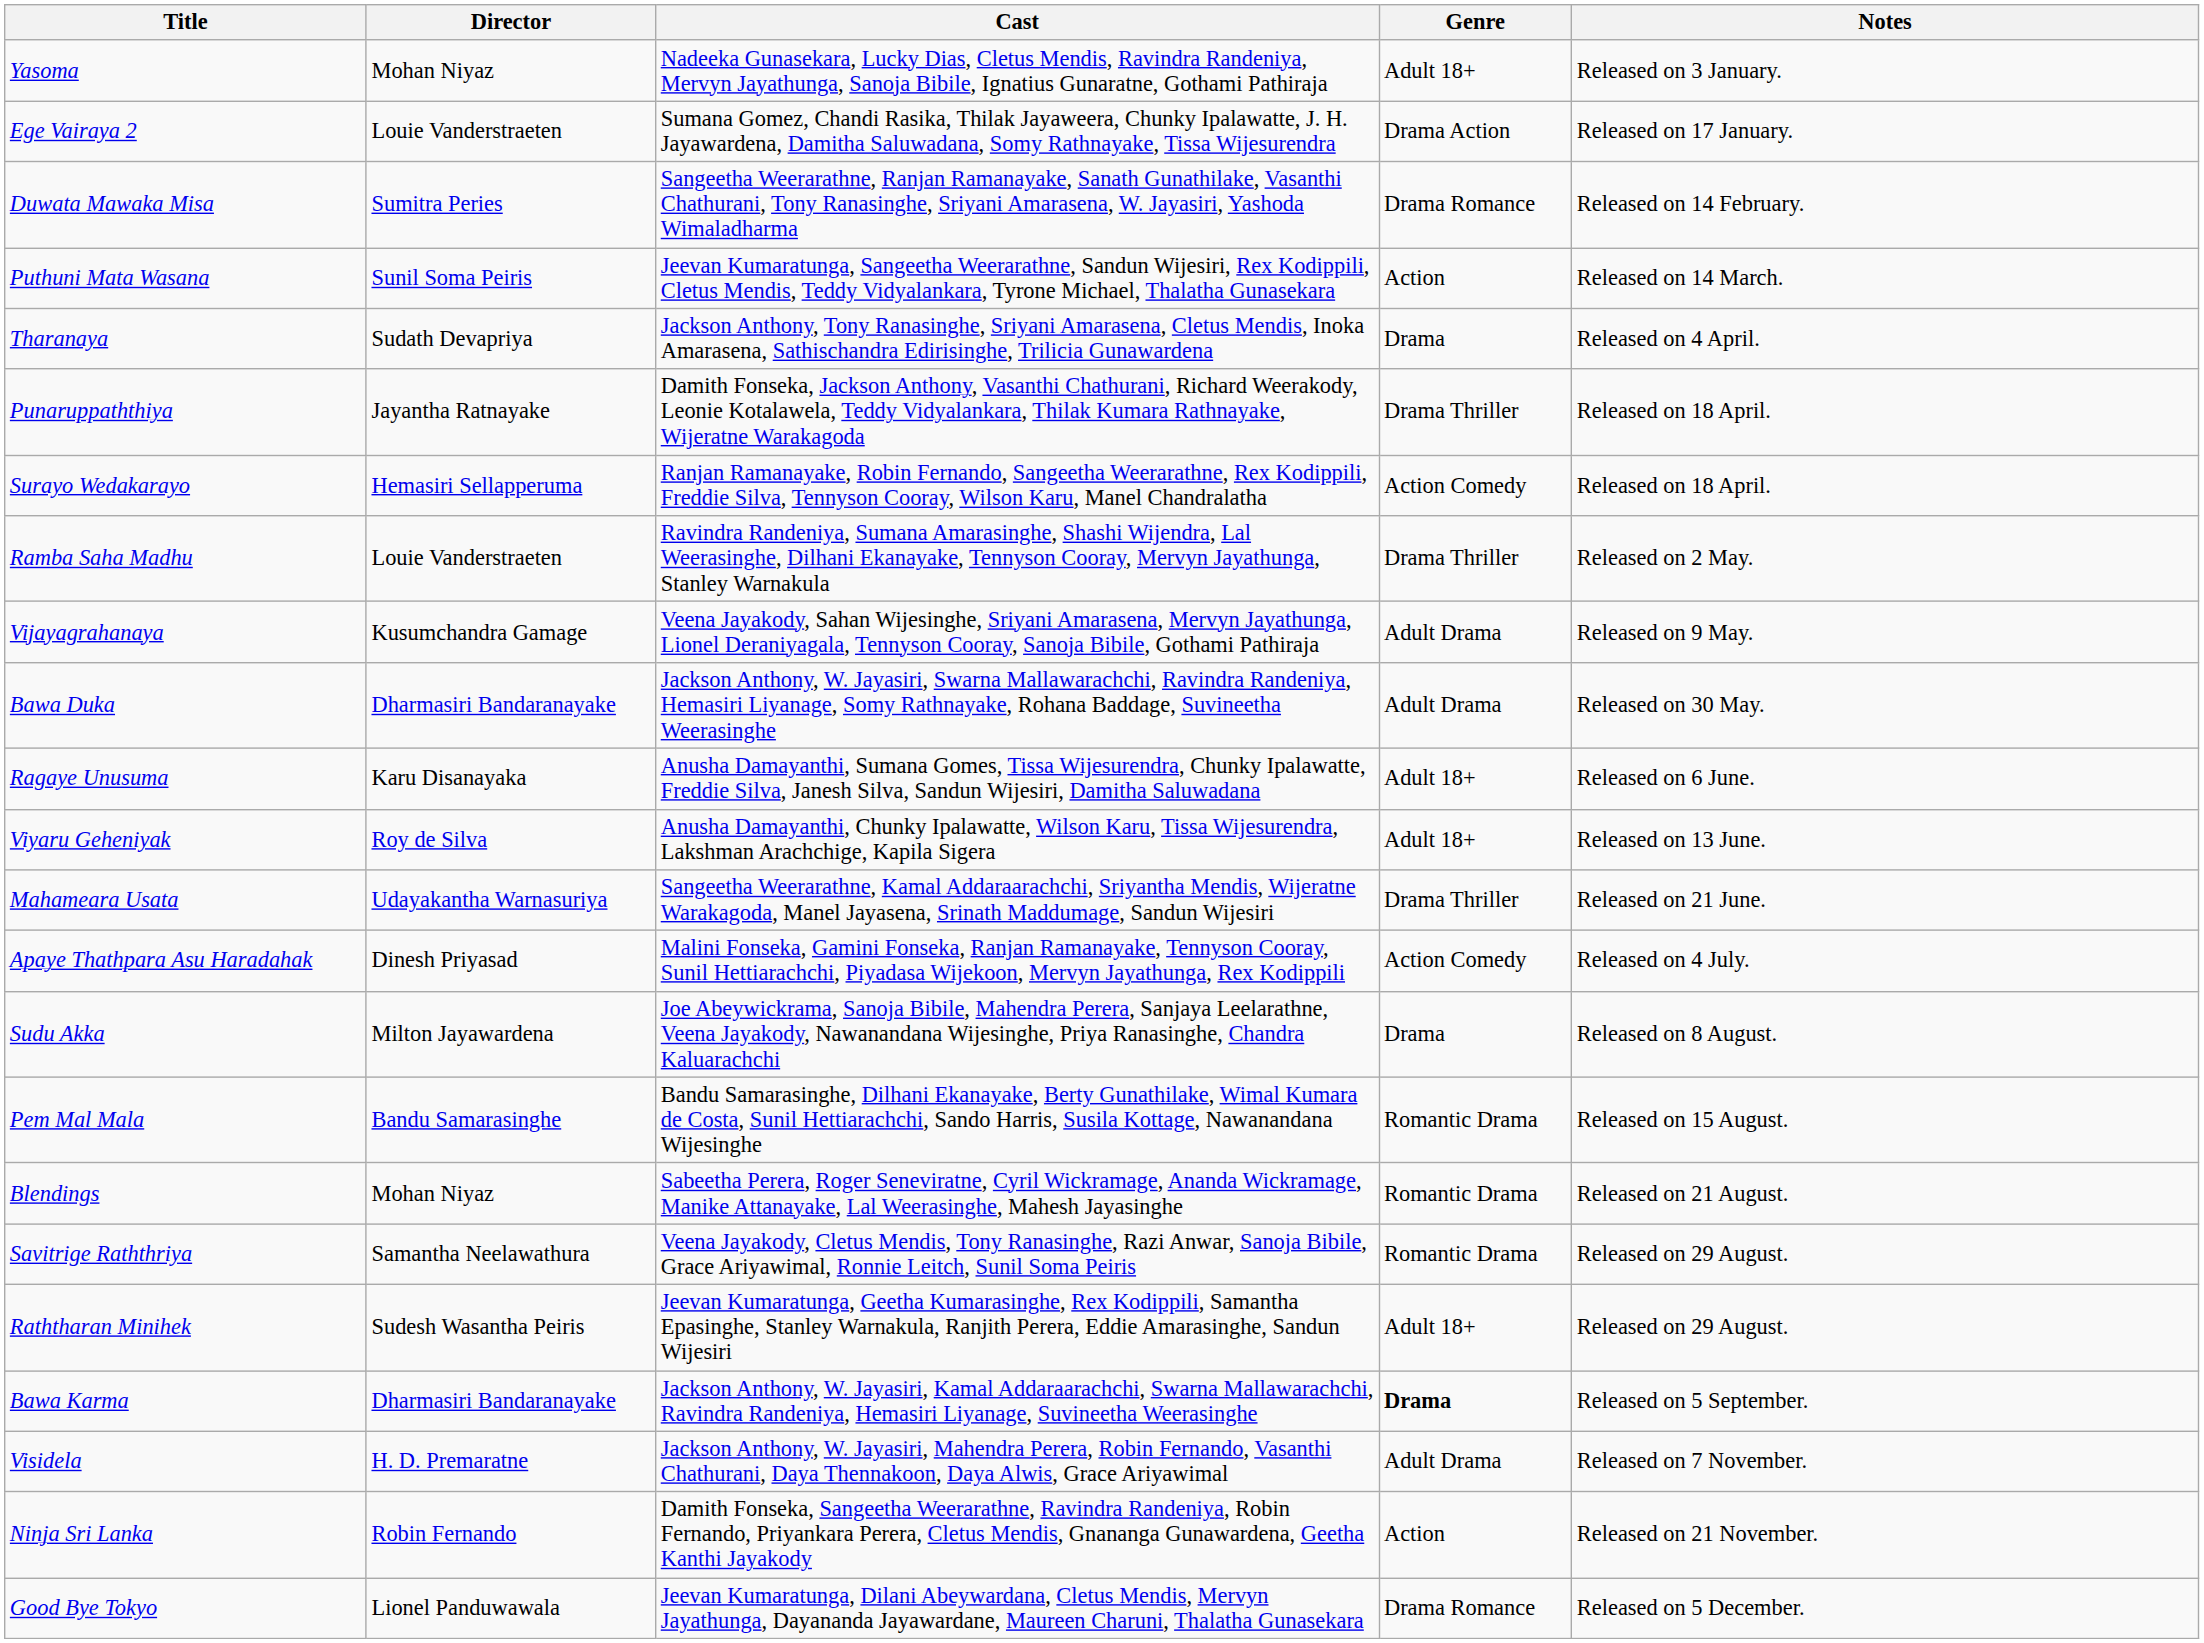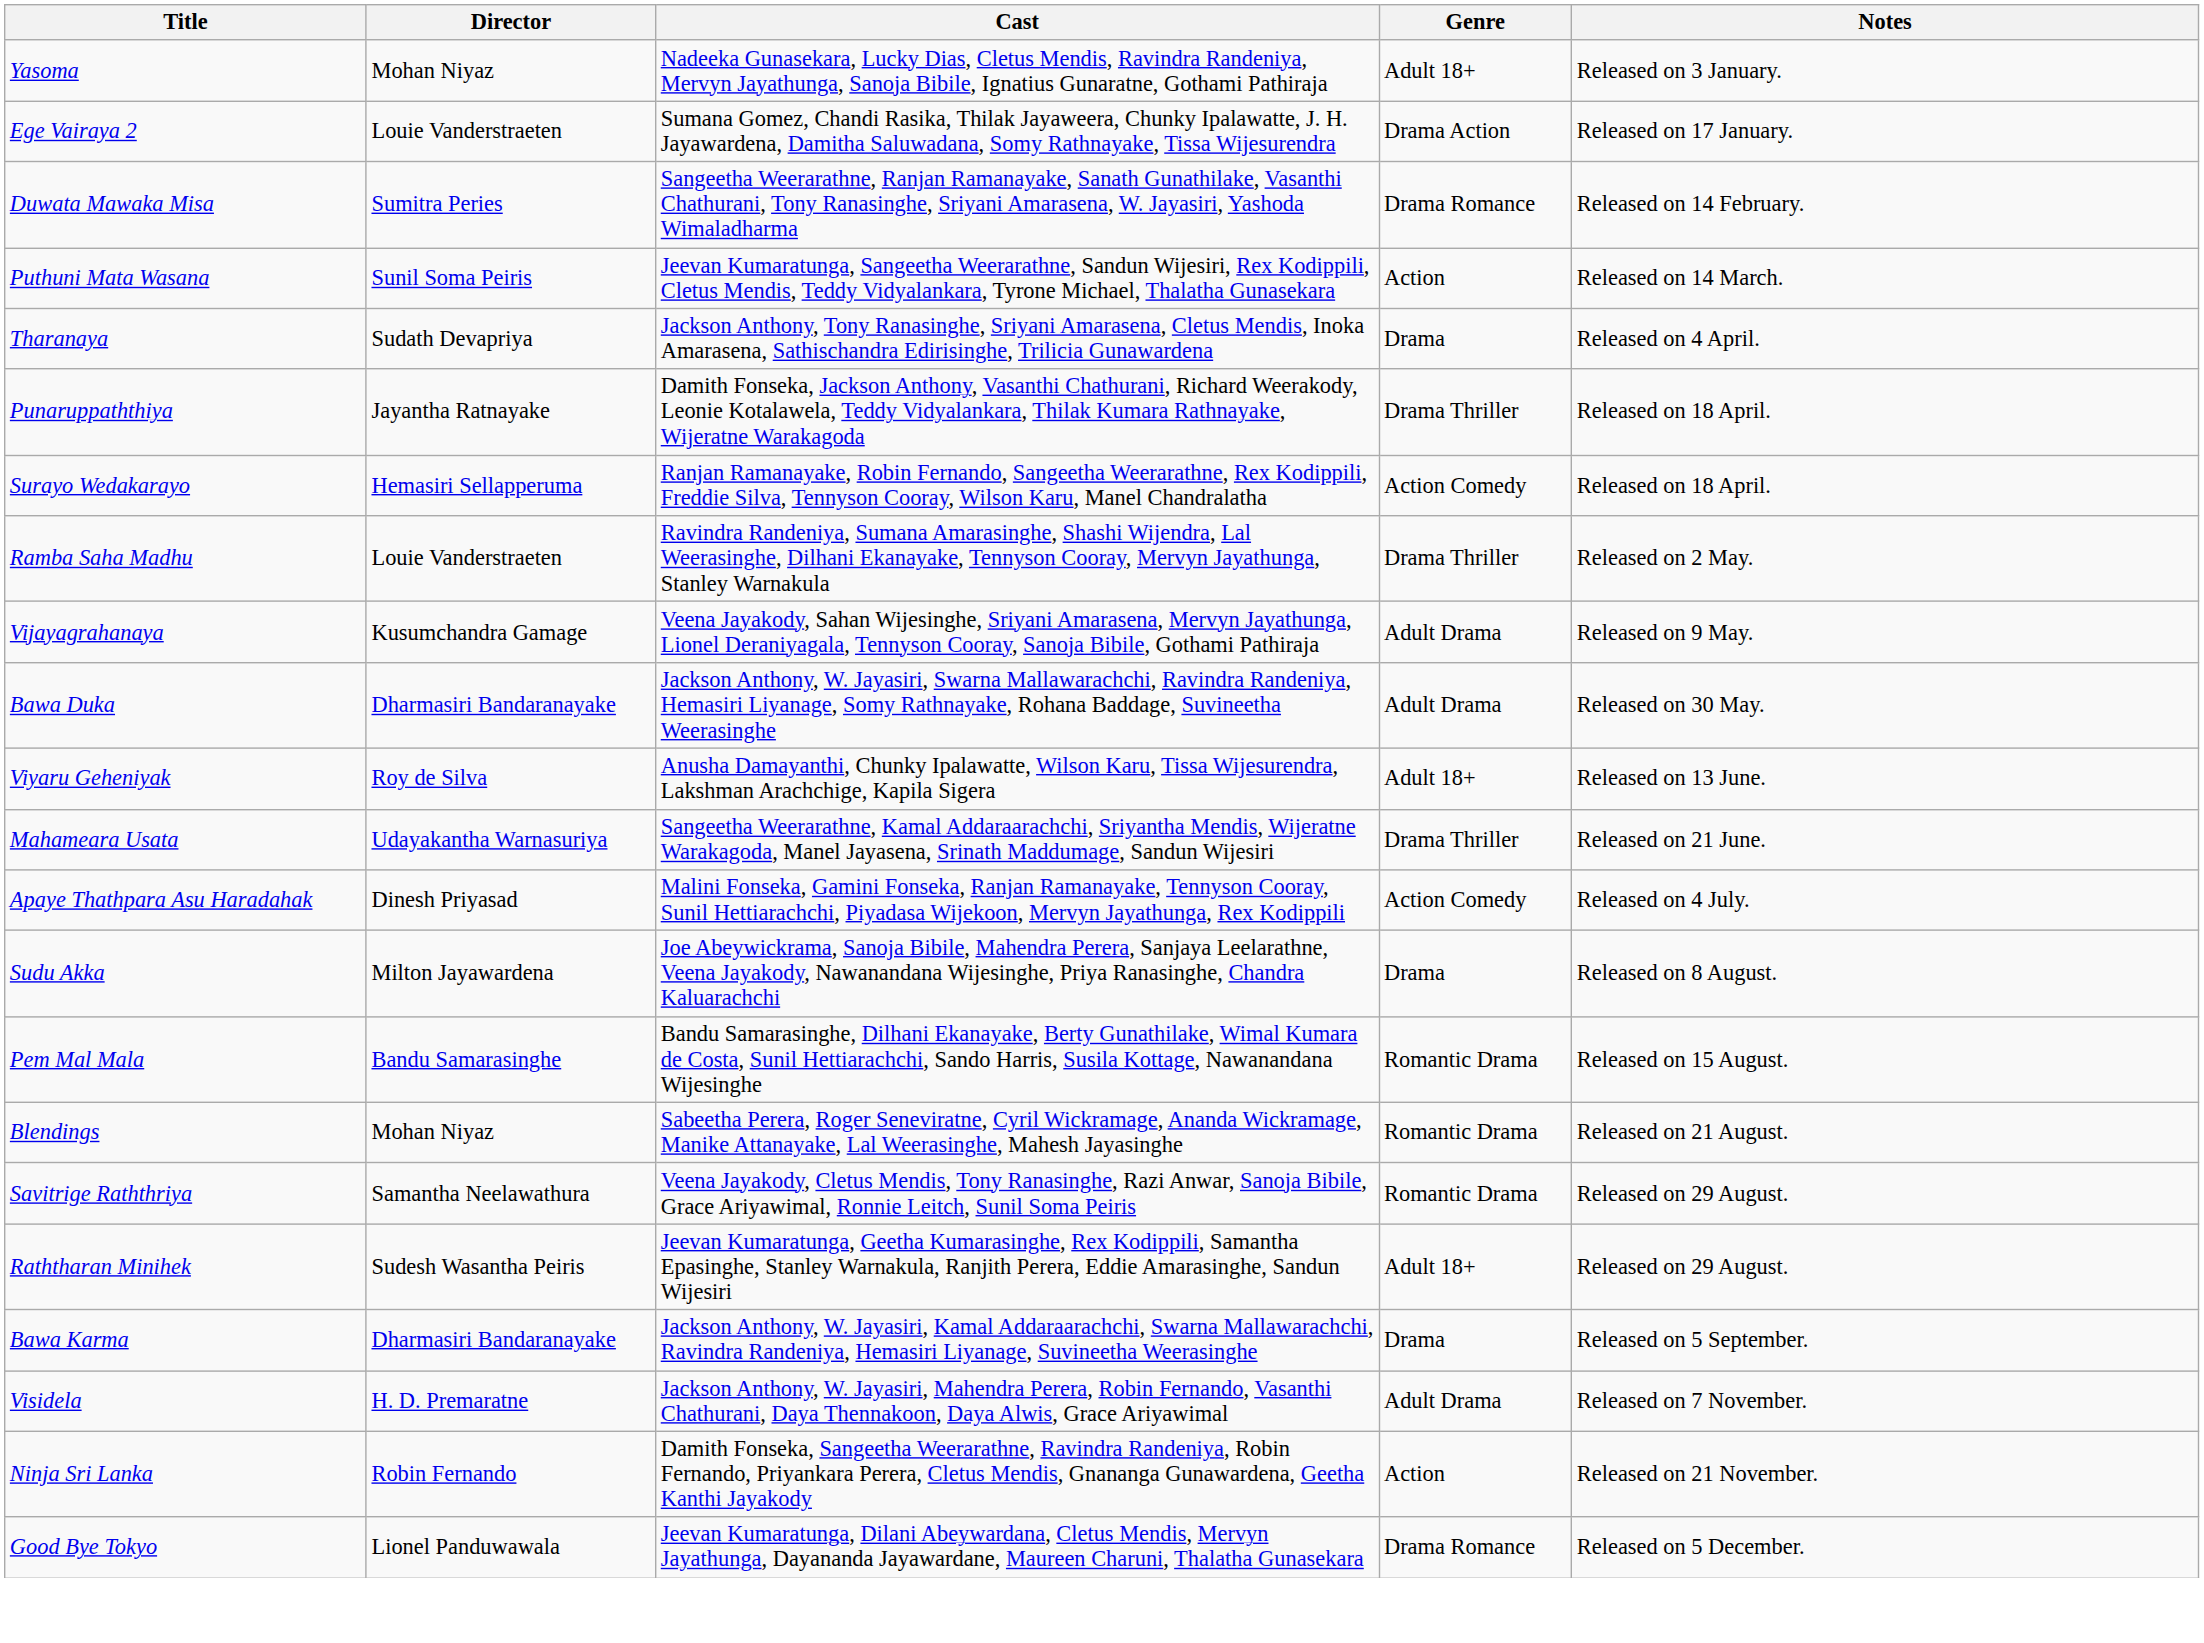- row: (89, 778)
(1418, 1400) bold -> (1414, 1339) normal
